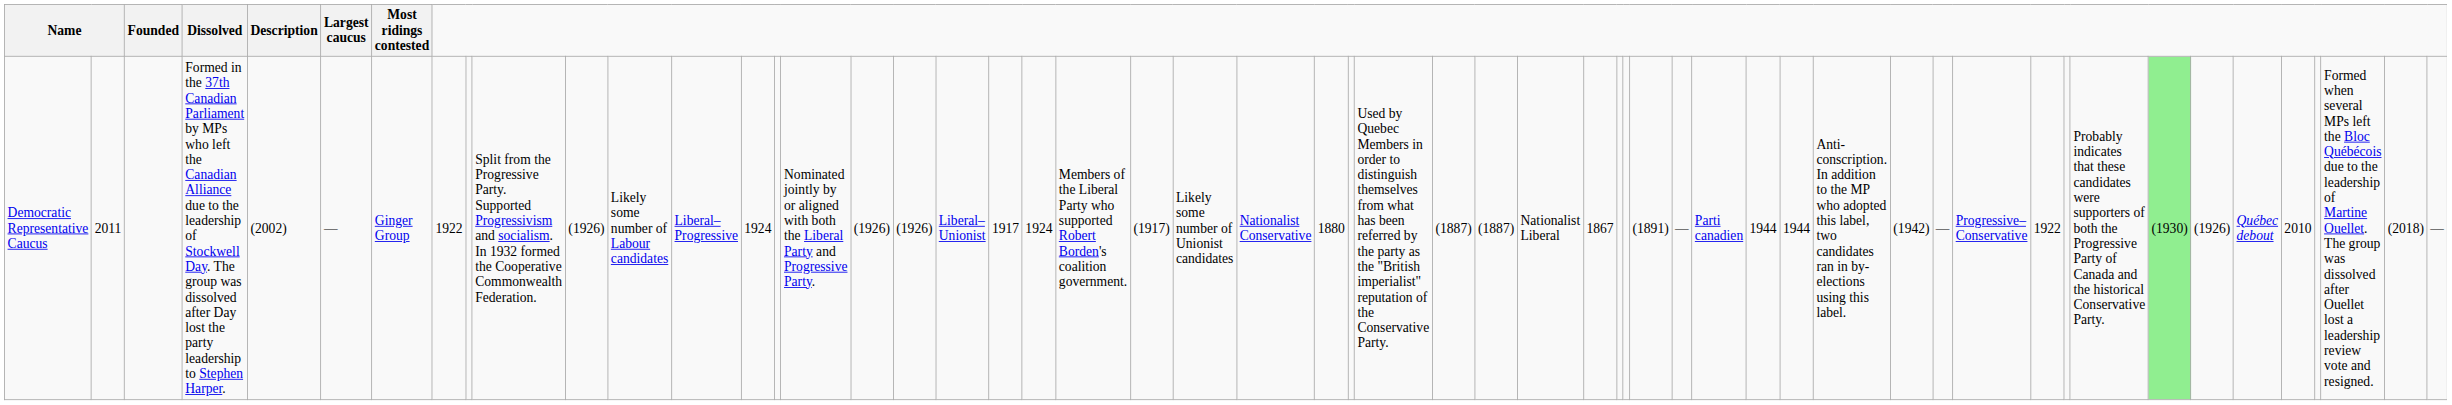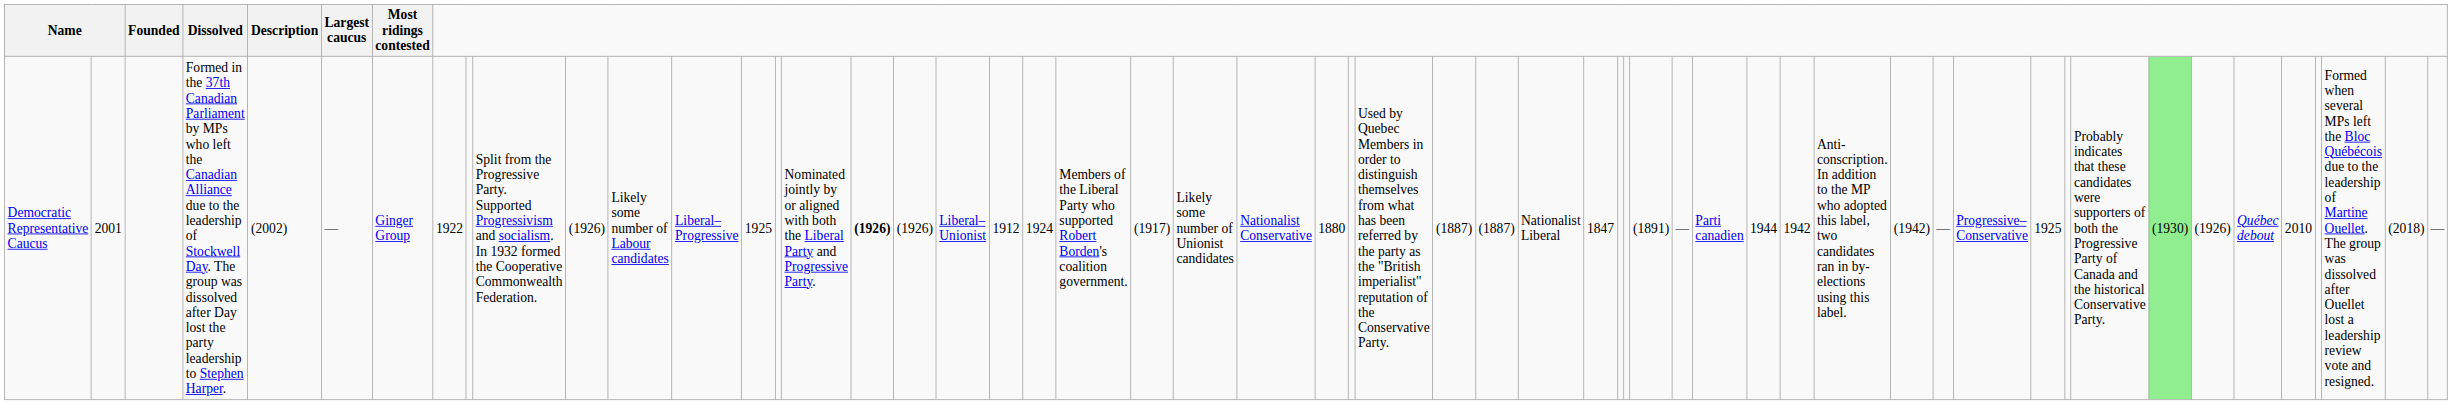(108, 228) 2011 -> (108, 228) 2001
(758, 228) 1924 -> (758, 228) 1925
(872, 228) normal -> (872, 228) bold
(1005, 228) 1917 -> (1006, 228) 1912
(1600, 228) 1867 -> (1601, 228) 1847
(1797, 228) 1944 -> (1797, 228) 1942
(2047, 228) 1922 -> (2048, 228) 1925
